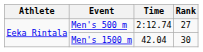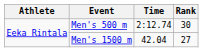(186, 25) 27 -> (186, 25) 30
(186, 39) 30 -> (186, 39) 27
